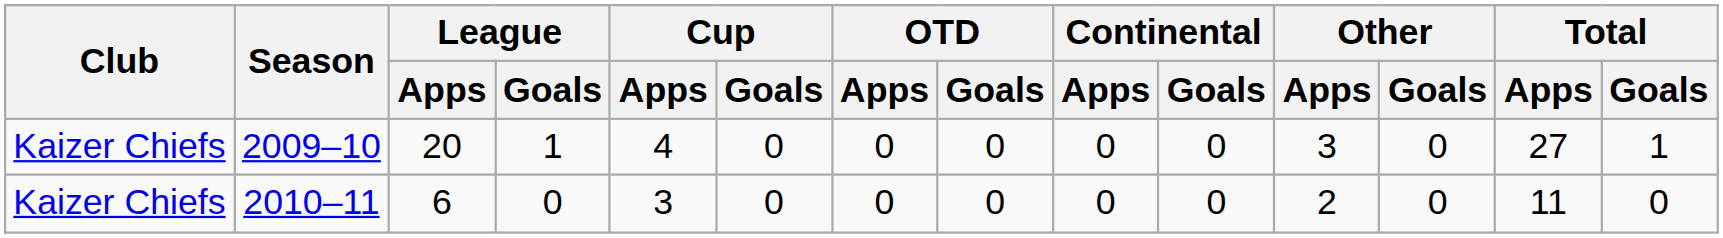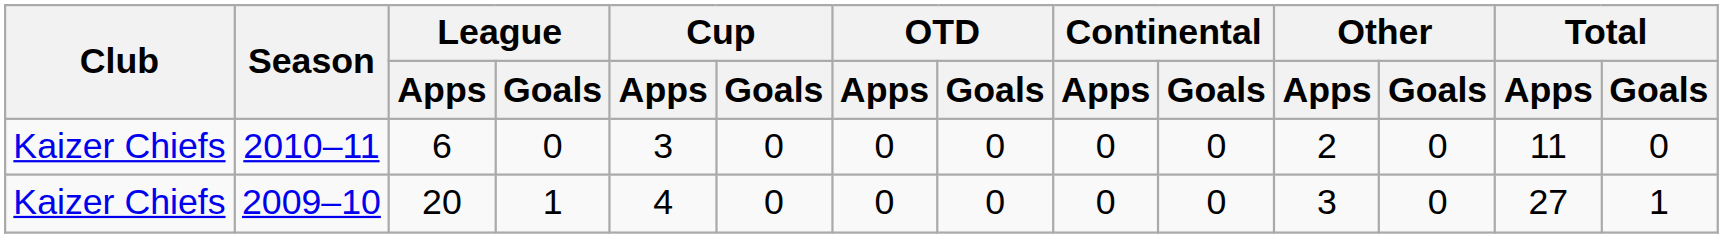rows swapped: (311, 145) <-> (311, 202)
